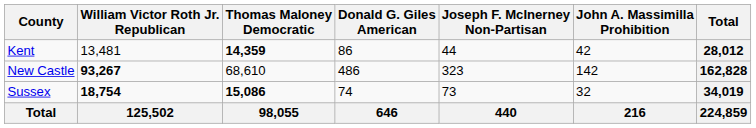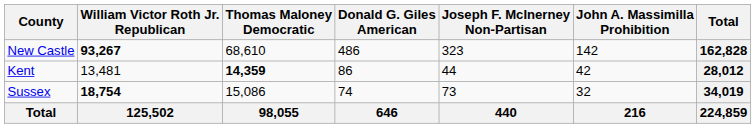rows swapped: (21, 50) <-> (41, 71)
(246, 92) bold -> (246, 92) normal
